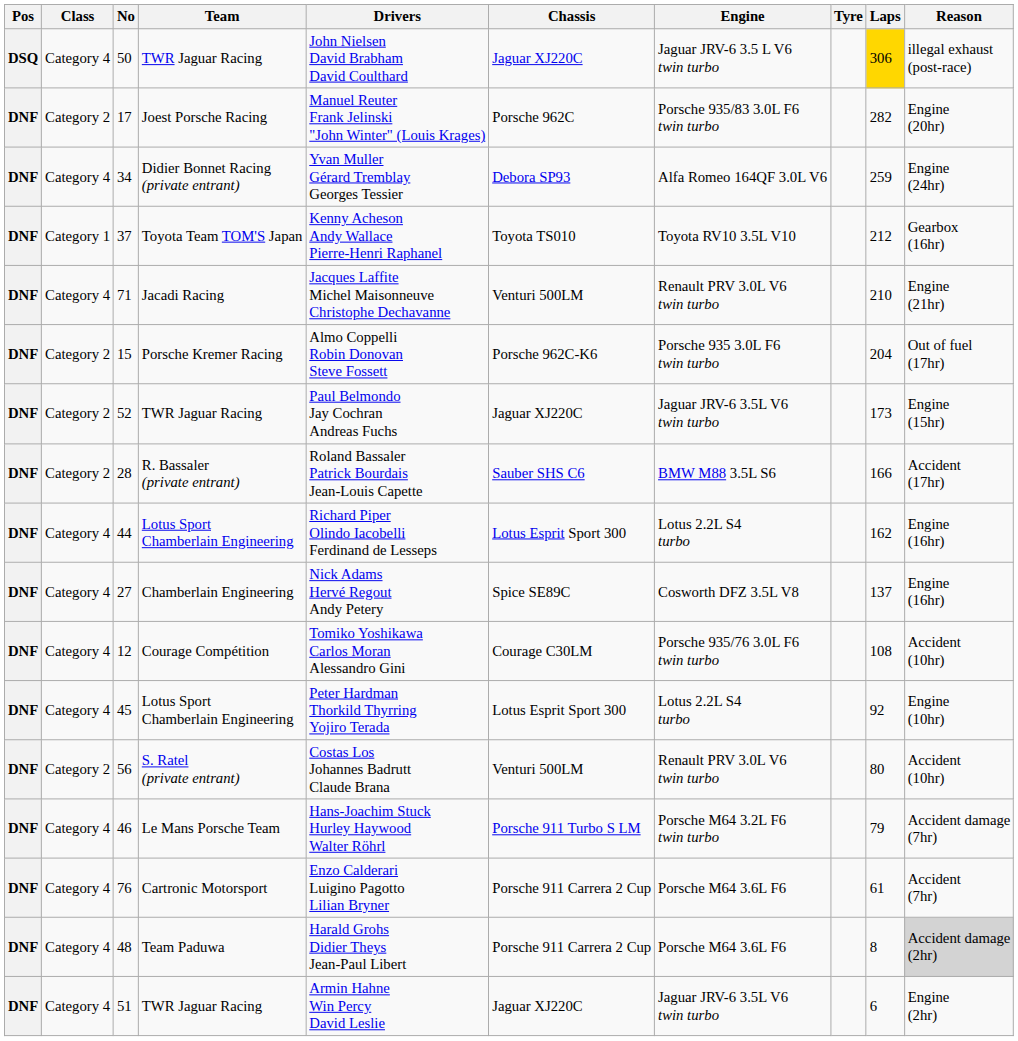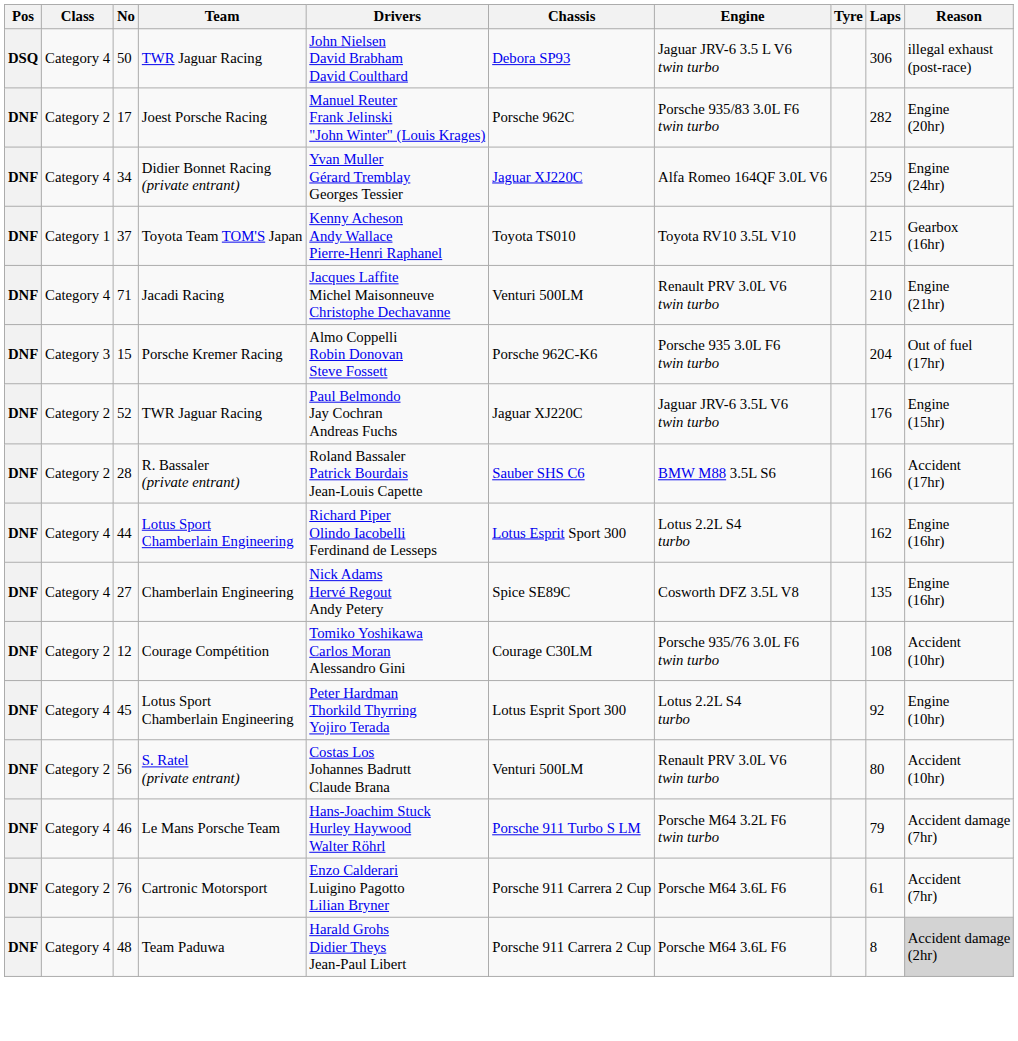(537, 58) Jaguar XJ220C -> (531, 58) Debora SP93
(881, 58) gold background -> (881, 58) no background
(531, 177) Debora SP93 -> (537, 177) Jaguar XJ220C
(881, 236) 212 -> (881, 236) 215
(78, 354) Category 2 -> (78, 354) Category 3
(881, 413) 173 -> (881, 413) 176
(881, 591) 137 -> (881, 591) 135
(78, 650) Category 4 -> (78, 650) Category 2
(78, 887) Category 4 -> (78, 887) Category 2
- row: (124, 1006)
